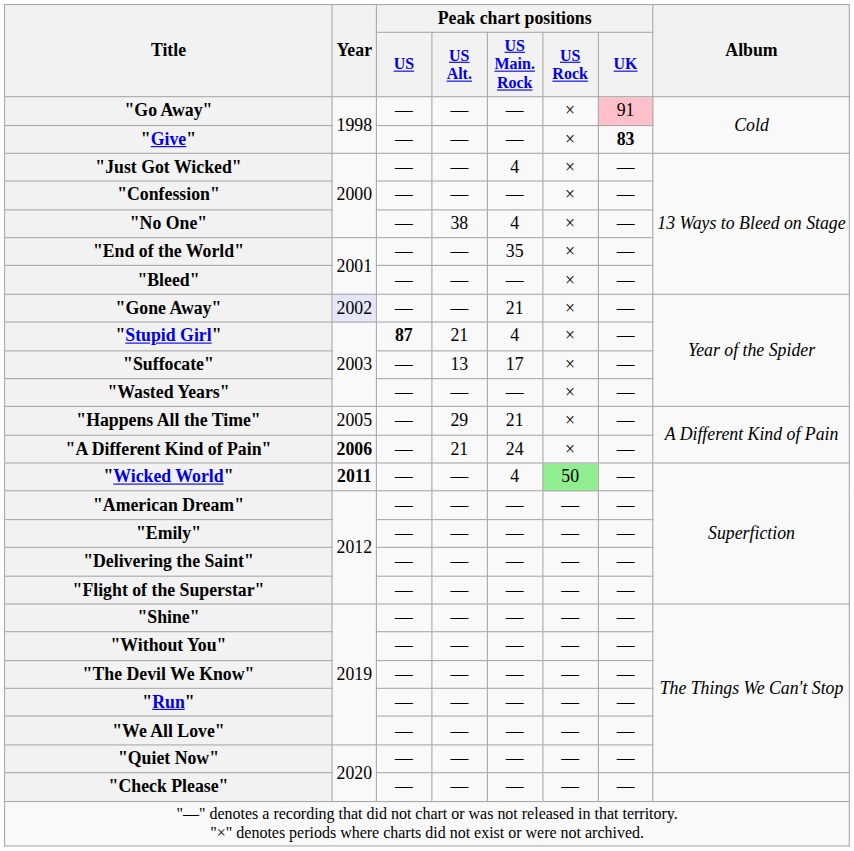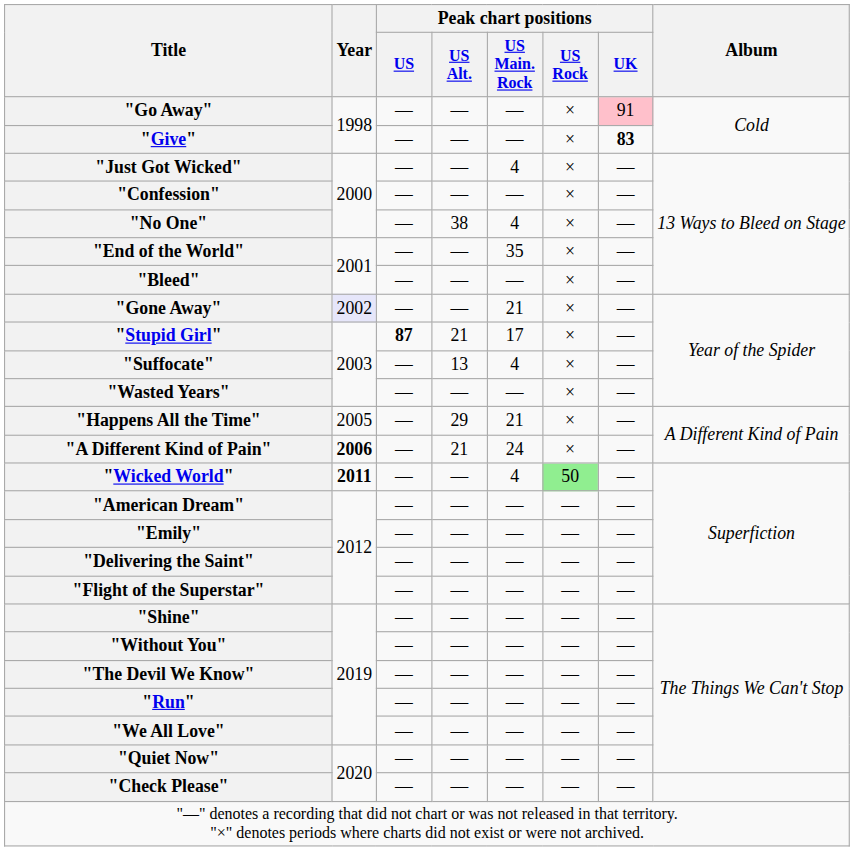(515, 336) 4 -> (515, 336) 17
(515, 364) 17 -> (515, 364) 4
